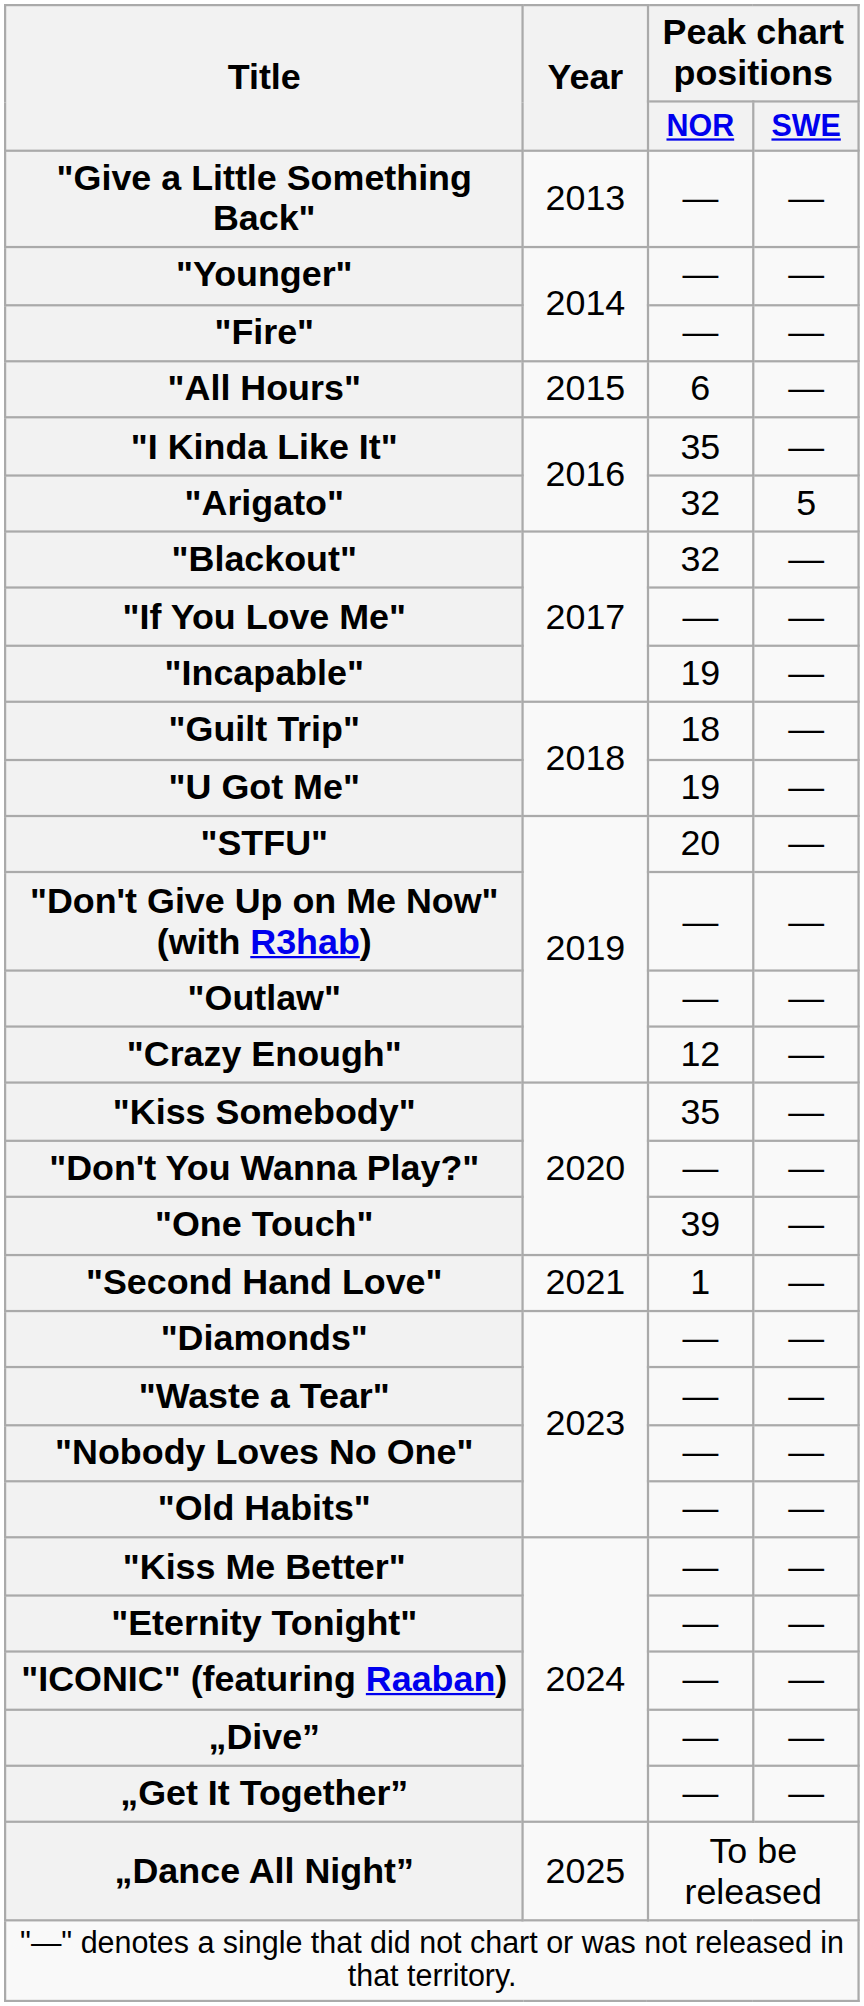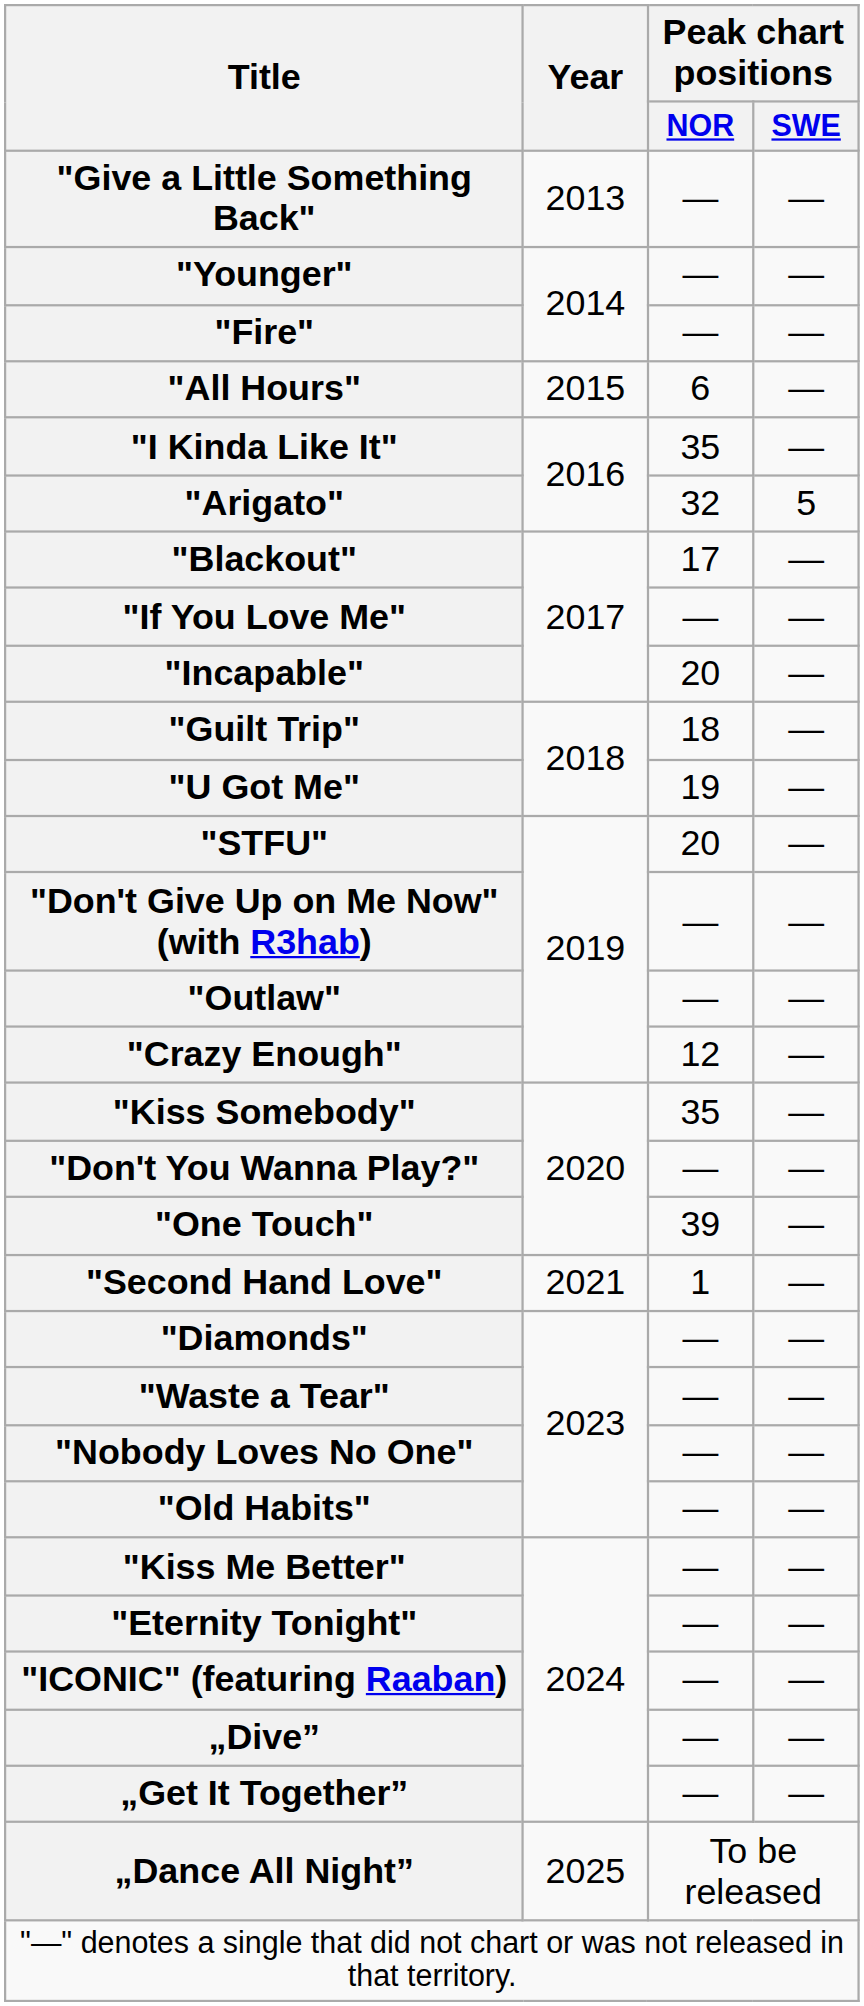(700, 559) 32 -> (700, 559) 17
(700, 673) 19 -> (700, 673) 20
